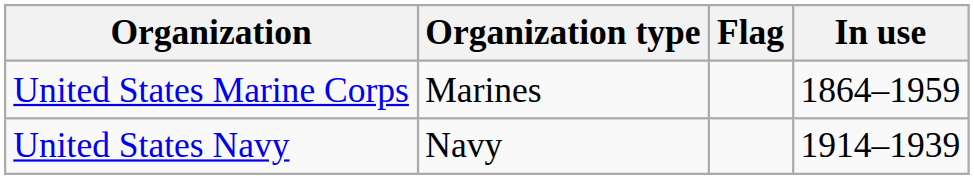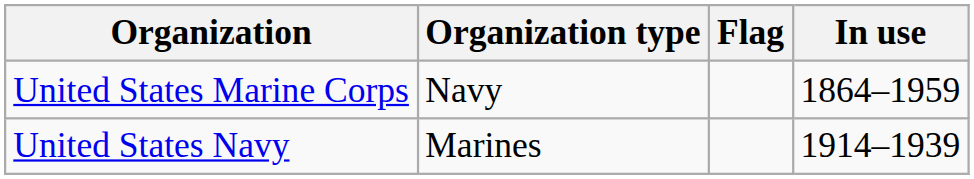(483, 88) Marines -> (464, 88) Navy
(464, 145) Navy -> (483, 145) Marines
